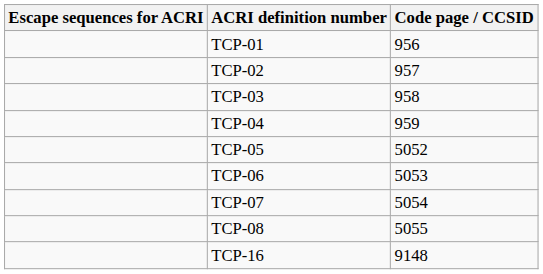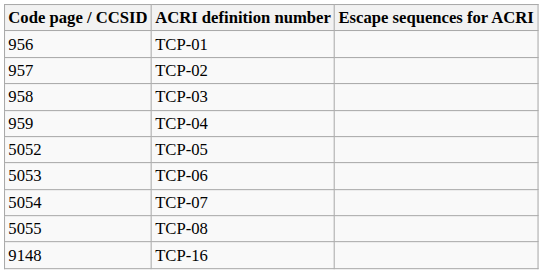columns swapped: (464, 17) <-> (106, 17)
